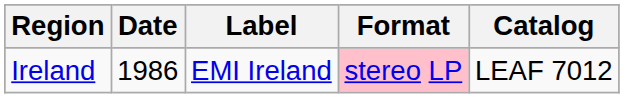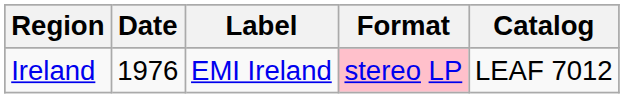(148, 69) 1986 -> (148, 69) 1976
